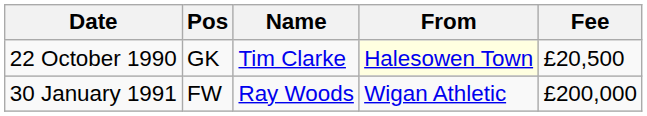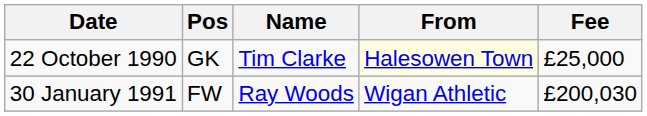(584, 57) £20,500 -> (584, 57) £25,000
(590, 93) £200,000 -> (590, 93) £200,030
